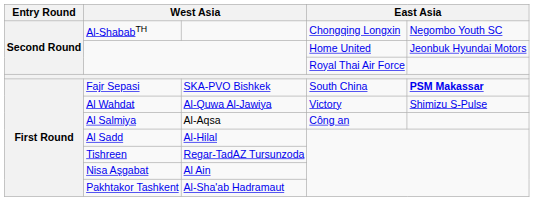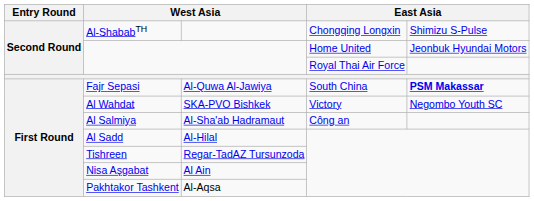(456, 31) Negombo Youth SC -> (448, 31) Shimizu S-Pulse
(227, 87) SKA-PVO Bishkek -> (228, 87) Al-Quwa Al-Jawiya
(228, 104) Al-Quwa Al-Jawiya -> (227, 104) SKA-PVO Bishkek
(448, 104) Shimizu S-Pulse -> (456, 104) Negombo Youth SC
(202, 121) Al-Aqsa -> (234, 121) Al-Sha'ab Hadramaut
(234, 188) Al-Sha'ab Hadramaut -> (202, 188) Al-Aqsa
